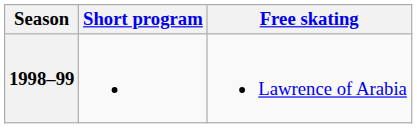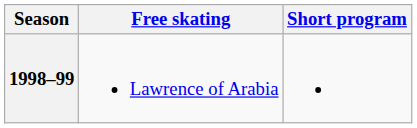columns swapped: (143, 19) <-> (309, 19)
